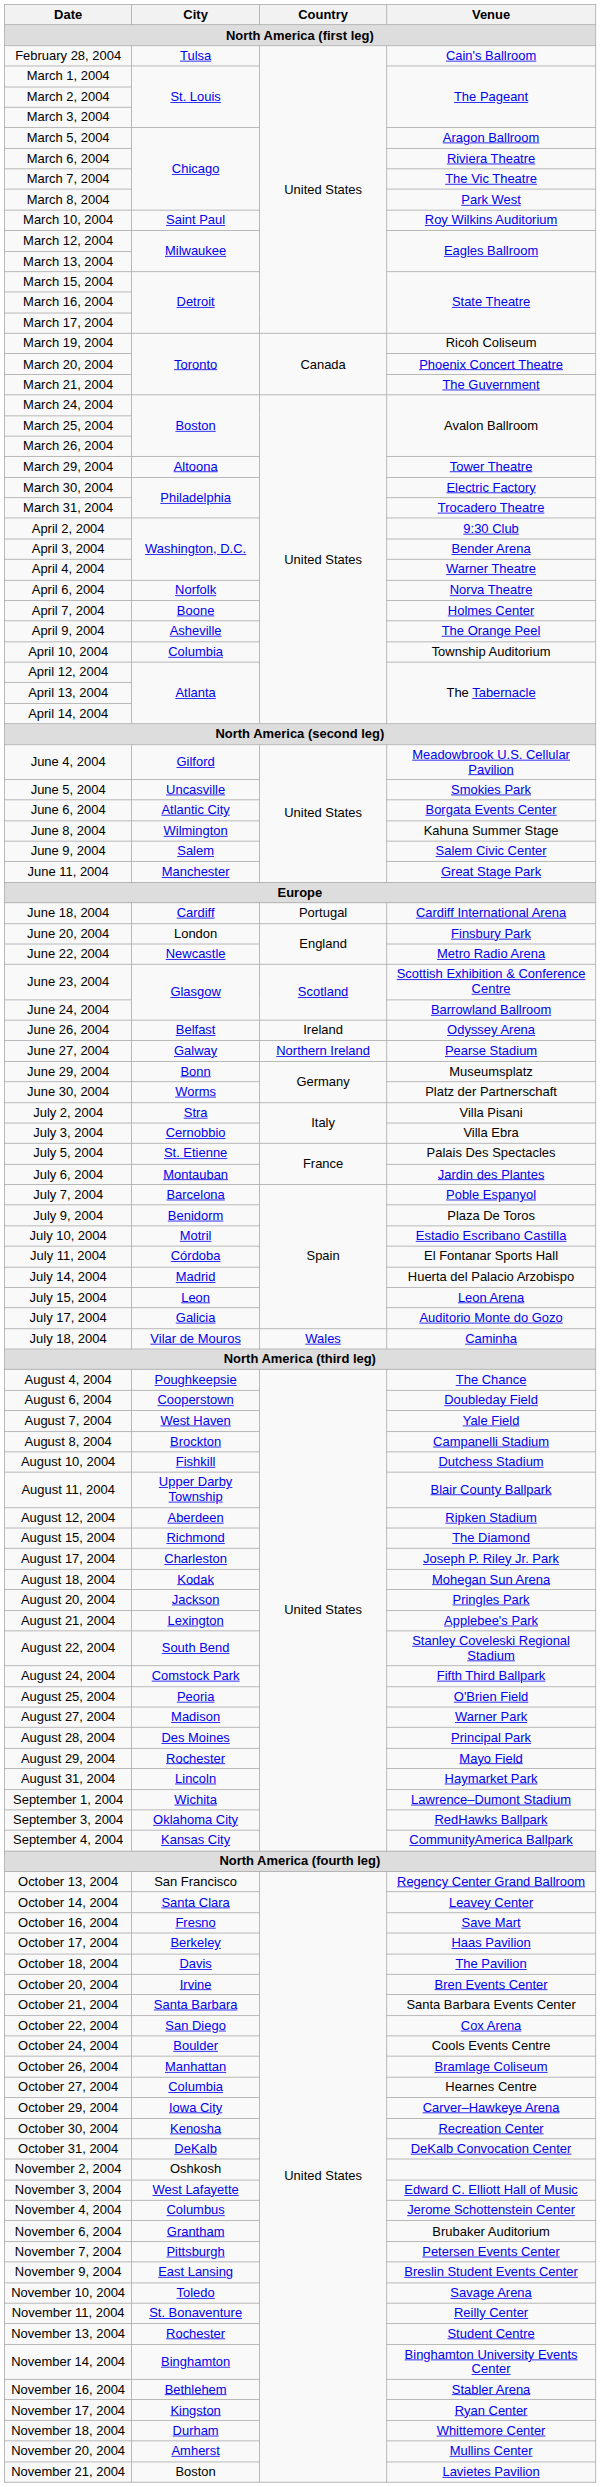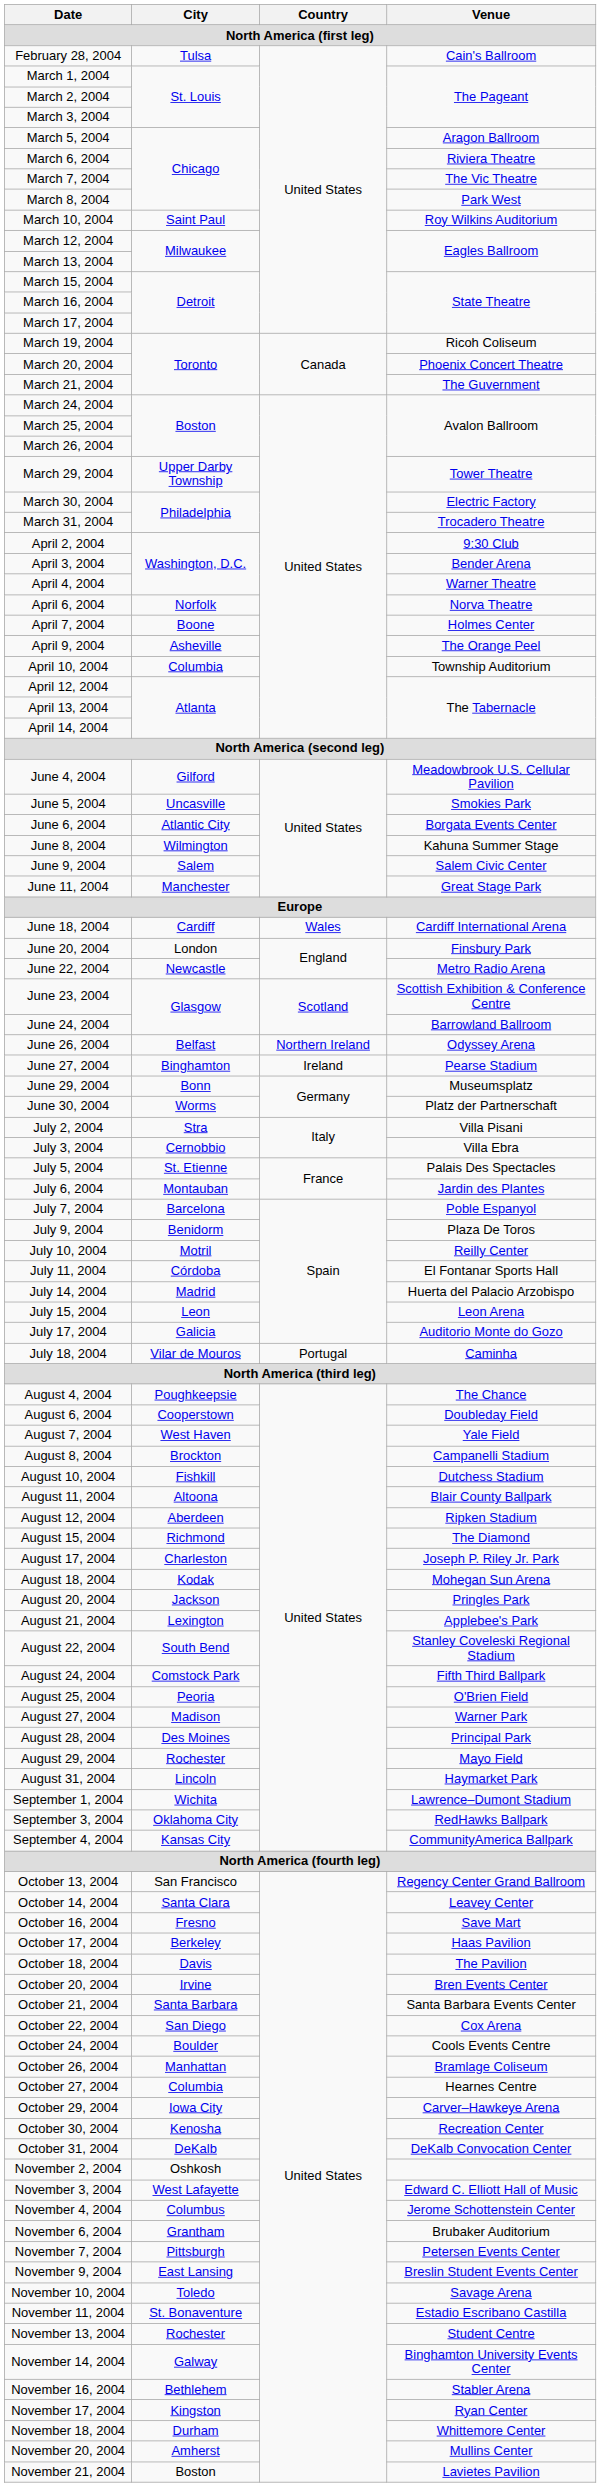(196, 466) Altoona -> (196, 474) Upper Darby Township
(323, 913) Portugal -> (323, 927) Wales
(323, 1030) Ireland -> (323, 1045) Northern Ireland
(196, 1051) Galway -> (196, 1065) Binghamton
(323, 1051) Northern Ireland -> (323, 1065) Ireland
(491, 1236) Estadio Escribano Castilla -> (491, 1250) Reilly Center
(323, 1338) Wales -> (323, 1353) Portugal
(196, 1489) Upper Darby Township -> (196, 1497) Altoona
(491, 2313) Reilly Center -> (491, 2313) Estadio Escribano Castilla
(196, 2361) Binghamton -> (196, 2361) Galway
